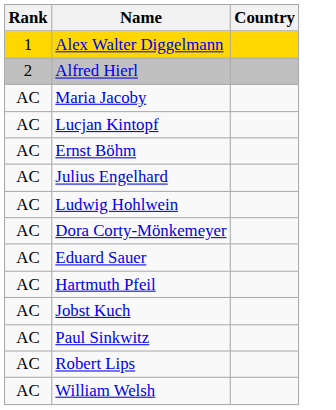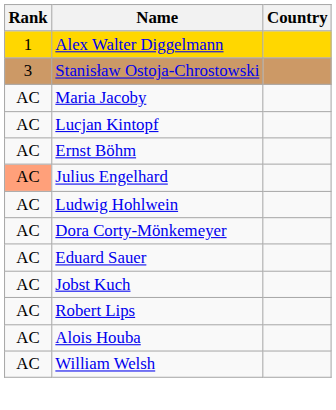- row: (97, 71)
+ row: (157, 71)
(28, 177) no background -> (28, 177) lightsalmon background
- row: (106, 284)
- row: (102, 337)
+ row: (98, 337)
